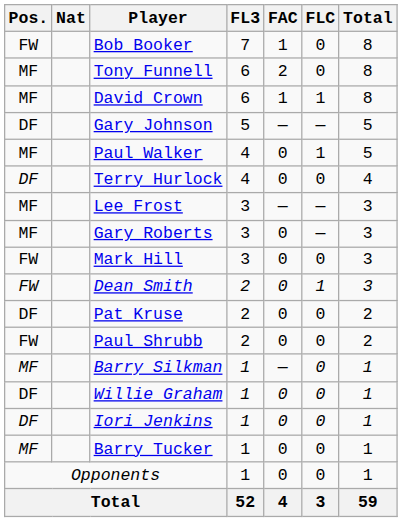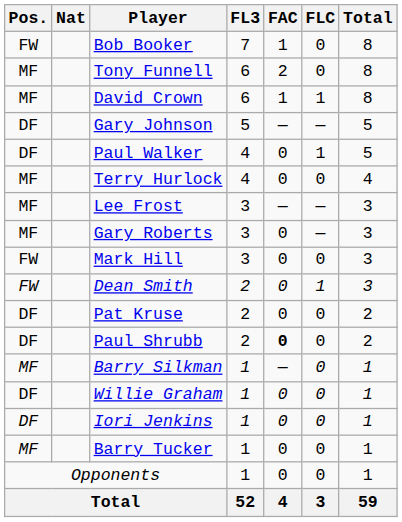(28, 153) MF -> (28, 153) DF
(28, 180) DF -> (28, 180) MF
(28, 341) FW -> (28, 341) DF
(283, 341) normal -> (283, 341) bold
